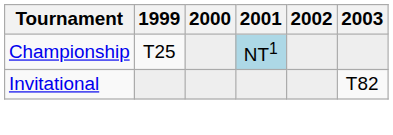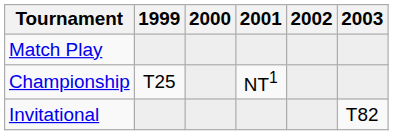+ row: (56, 49)
(261, 51) lightblue background -> (261, 81) no background
